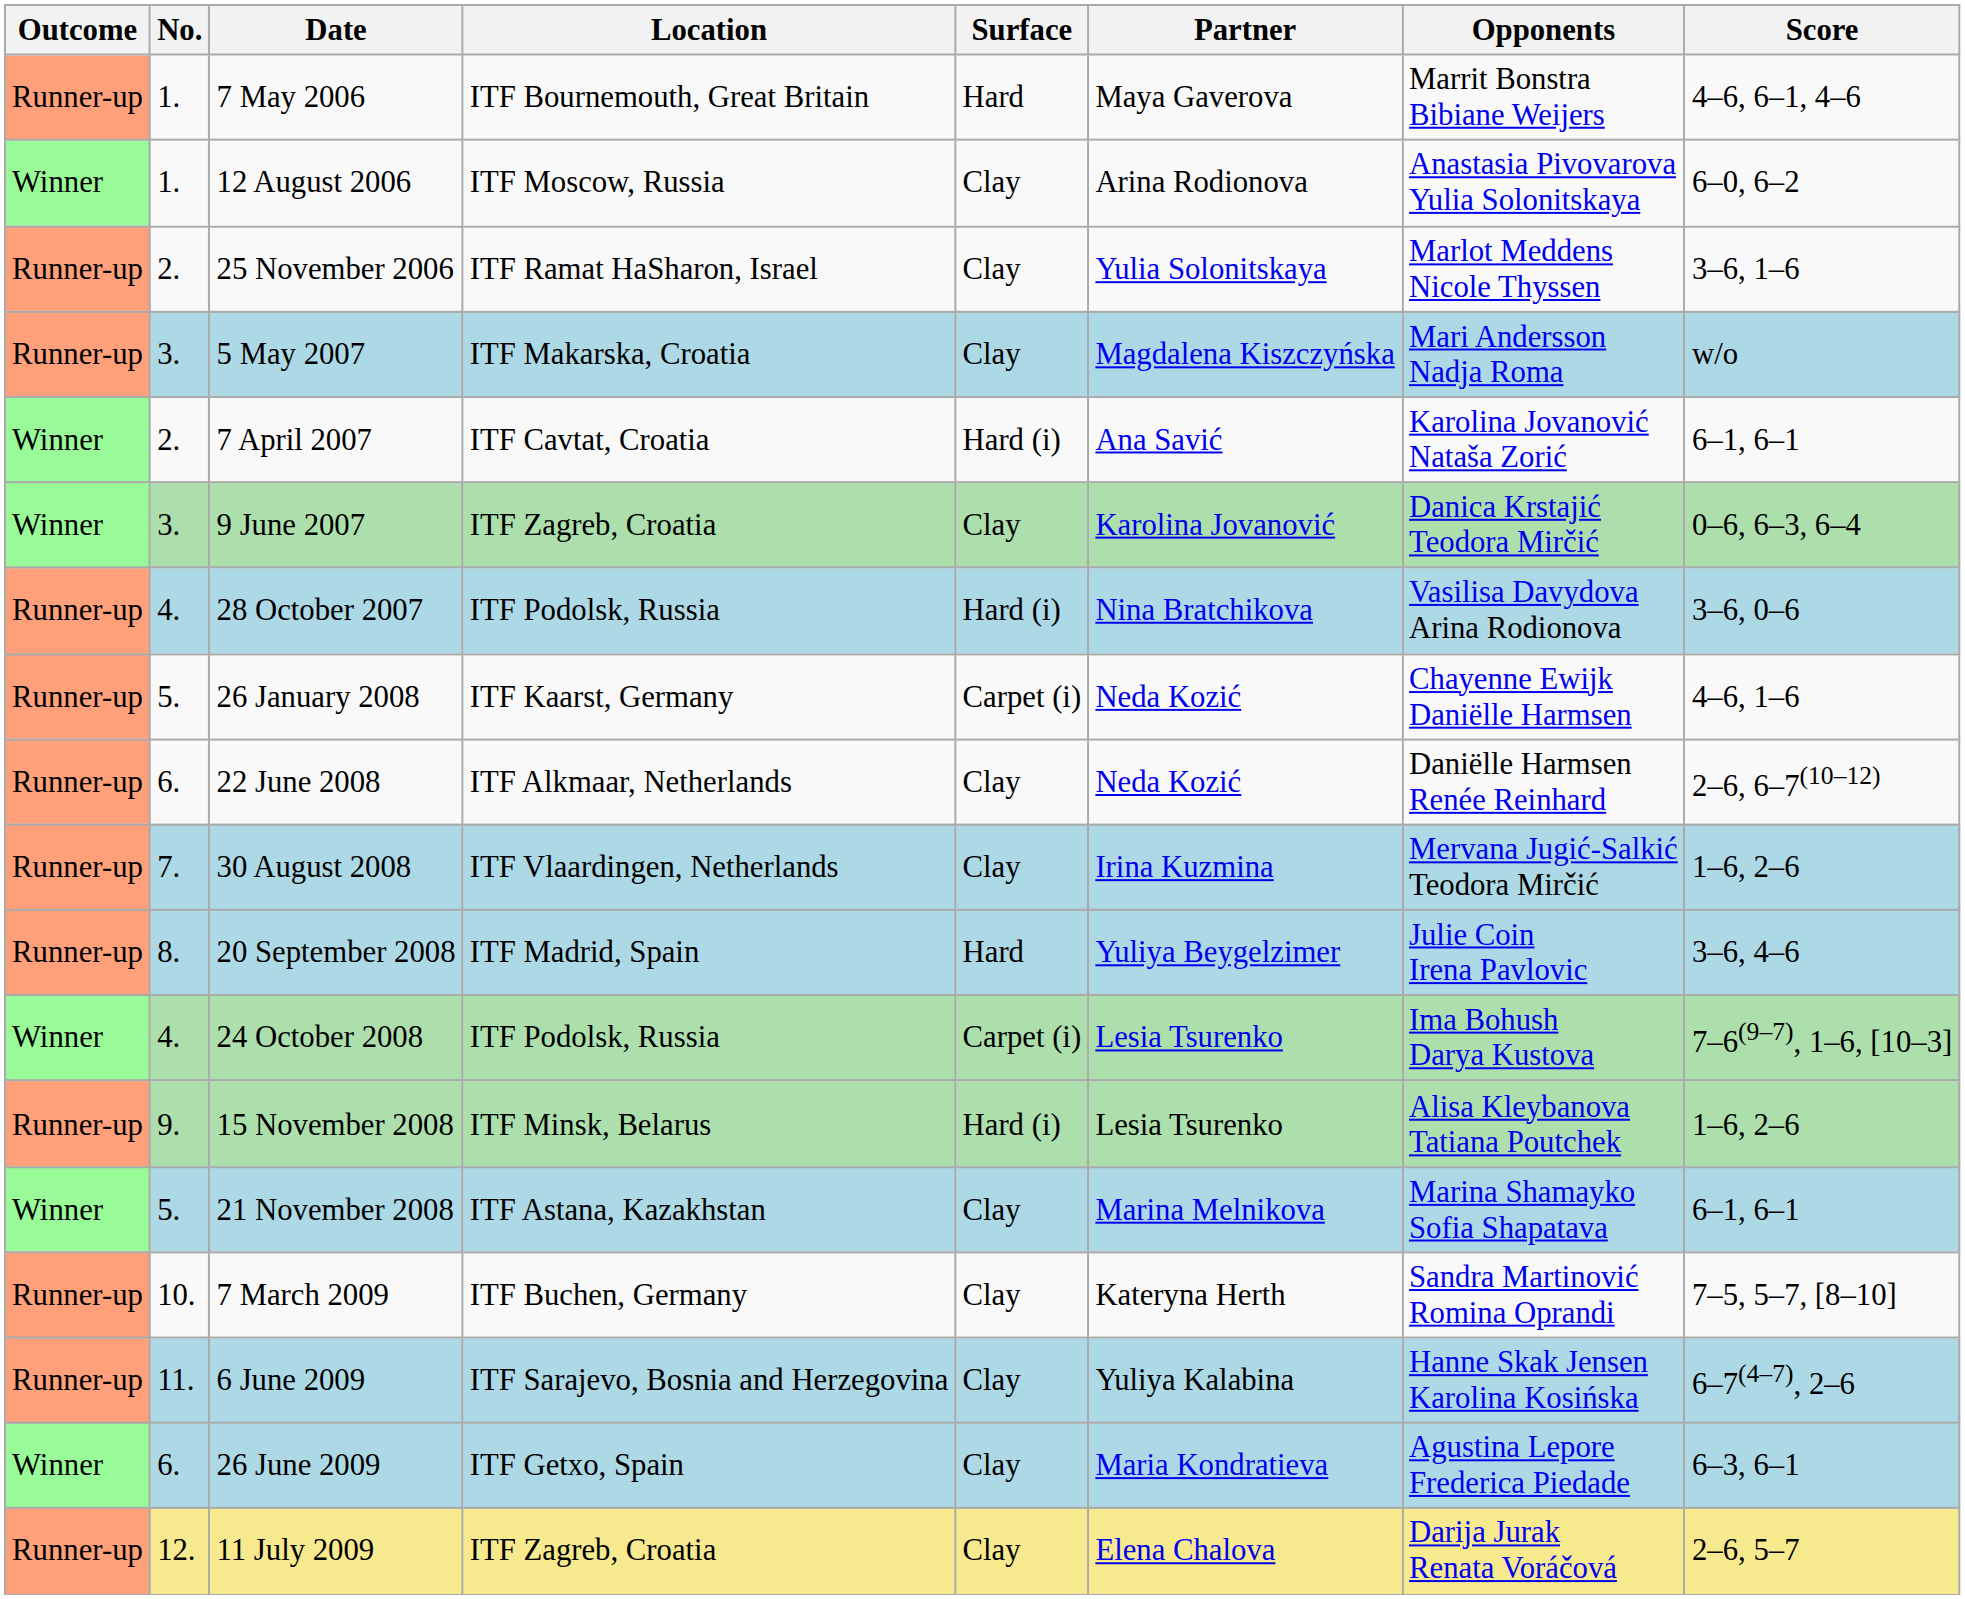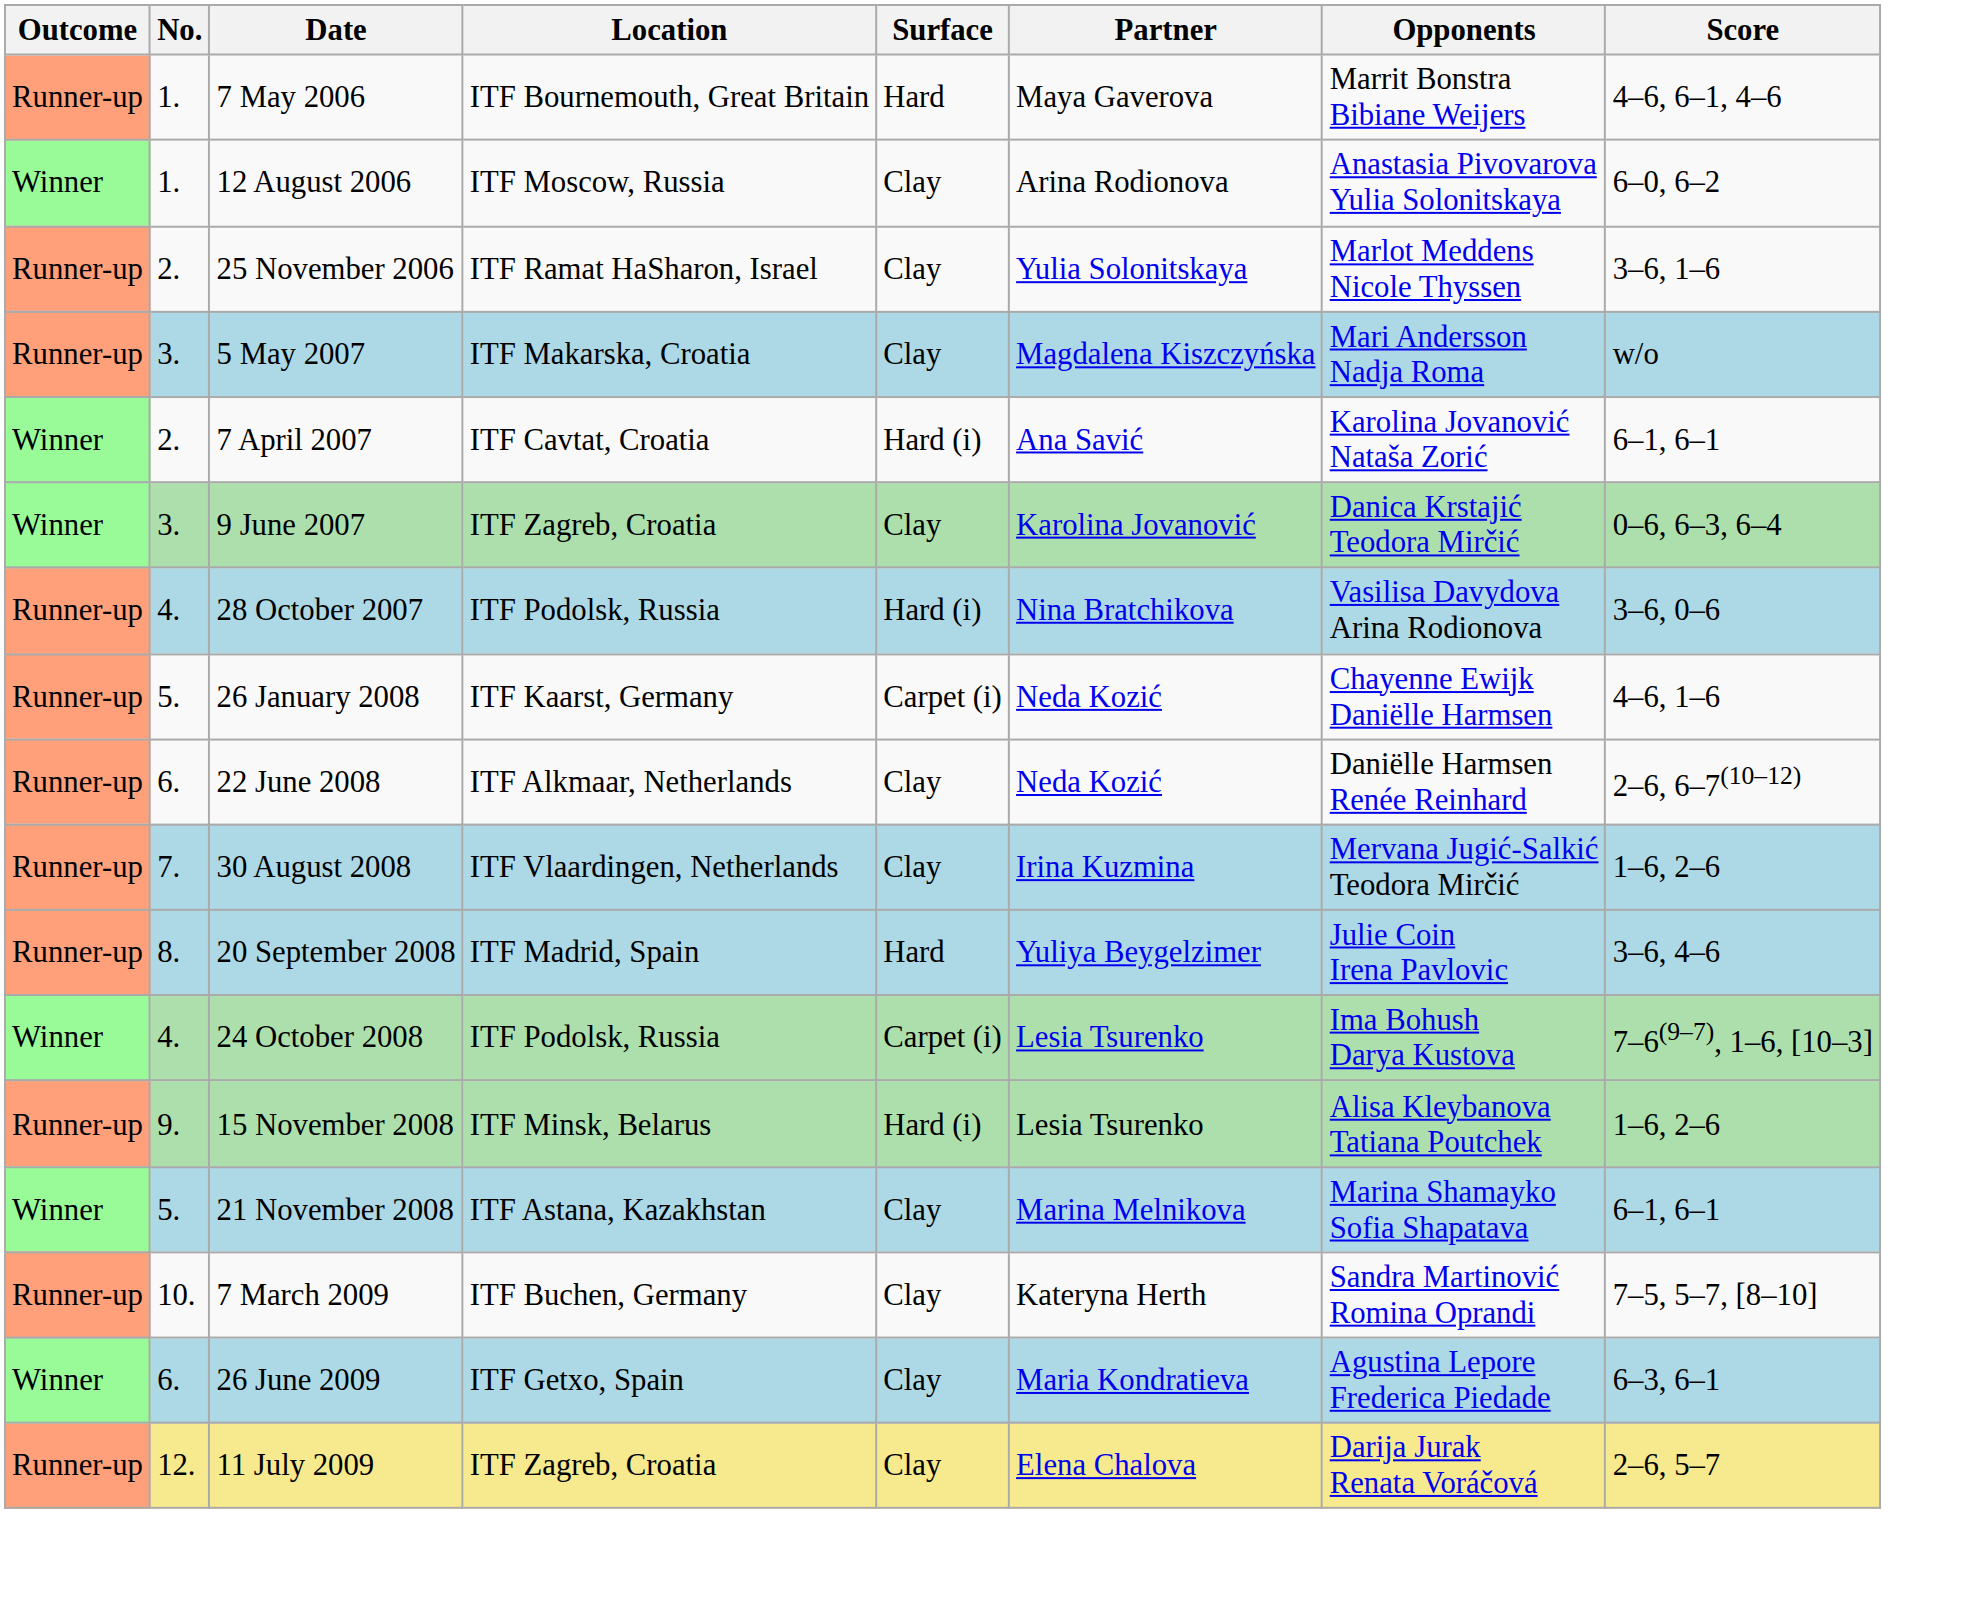- row: (291, 1379)
